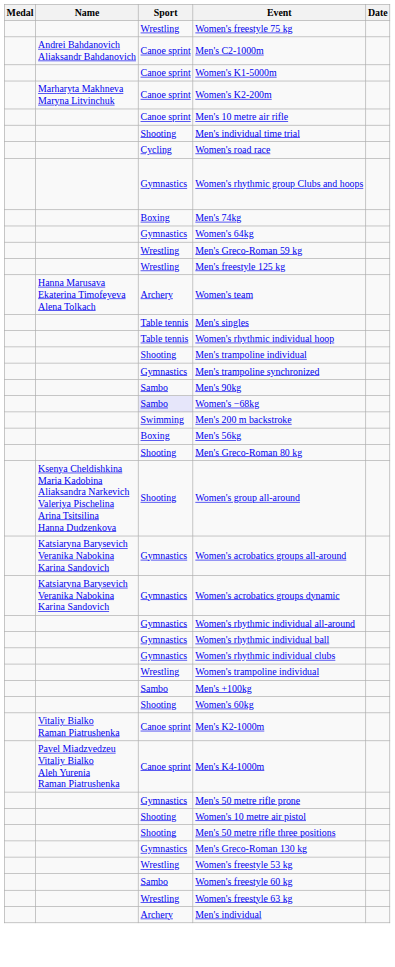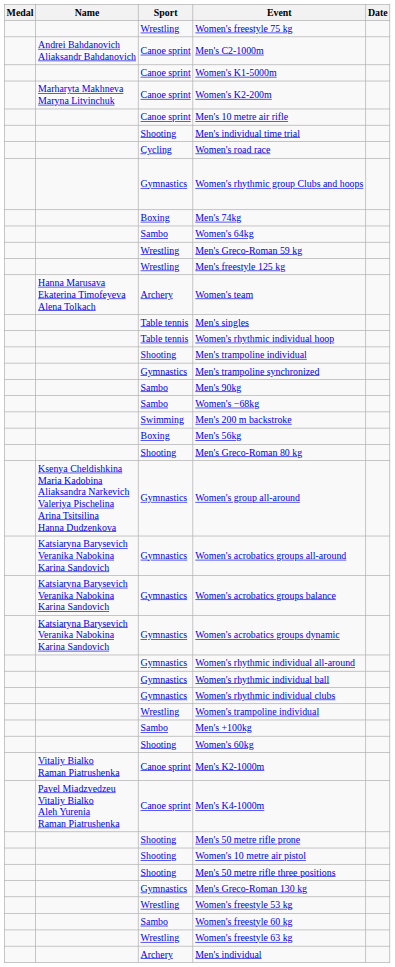(164, 234) Gymnastics -> (154, 234) Sambo
(154, 404) lavender background -> (154, 404) no background
(158, 498) Shooting -> (164, 498) Gymnastics
+ row: (266, 595)
(164, 800) Gymnastics -> (158, 840) Shooting
